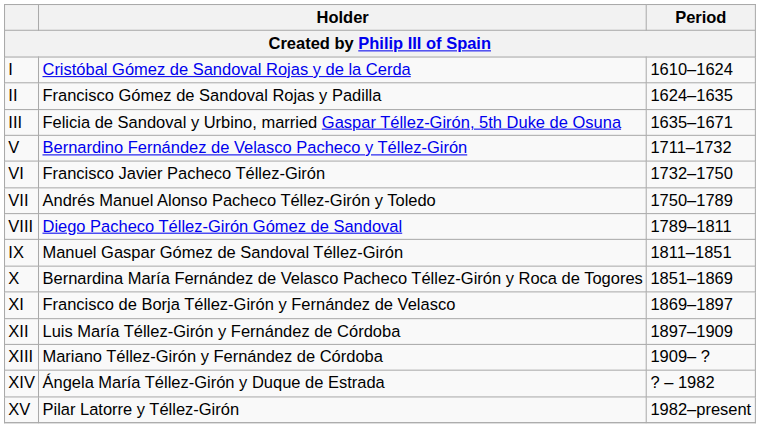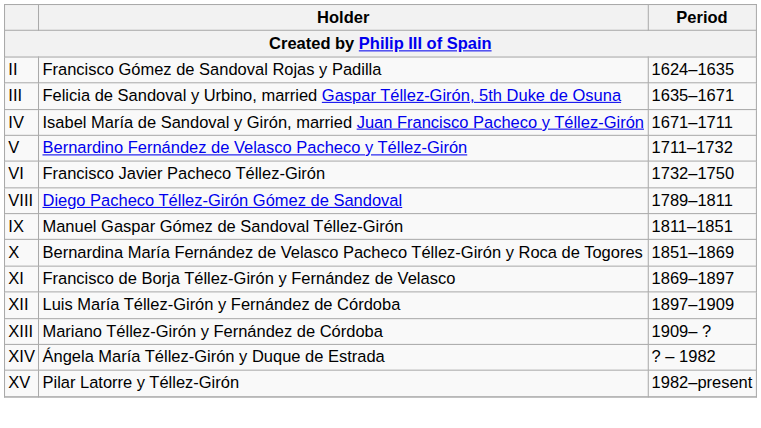- row: (11, 69)
+ row: (16, 122)
- row: (18, 200)
